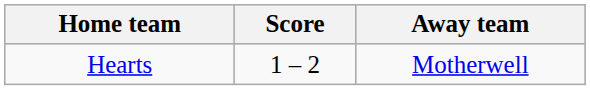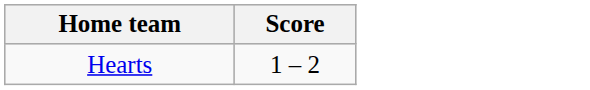- column: (470, 24)
